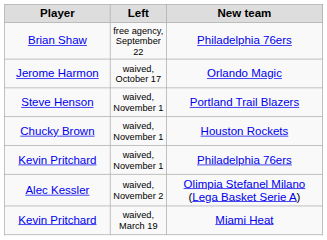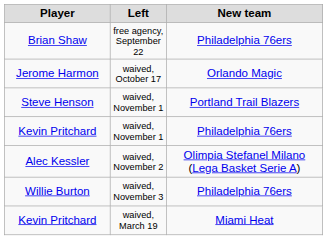- row: (57, 131)
+ row: (57, 191)
